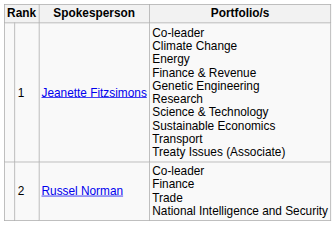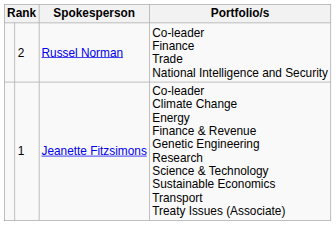rows swapped: (94, 92) <-> (82, 191)
